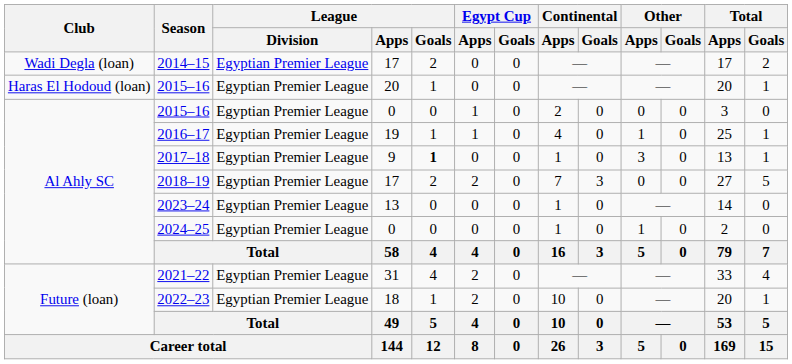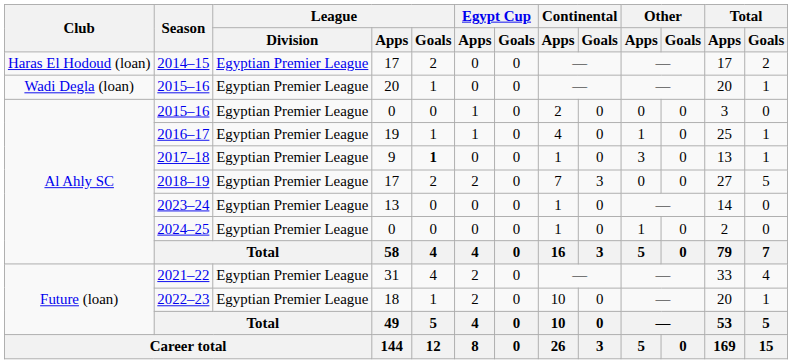(79, 63) Wadi Degla (loan) -> (79, 63) Haras El Hodoud (loan)
(79, 87) Haras El Hodoud (loan) -> (79, 87) Wadi Degla (loan)
